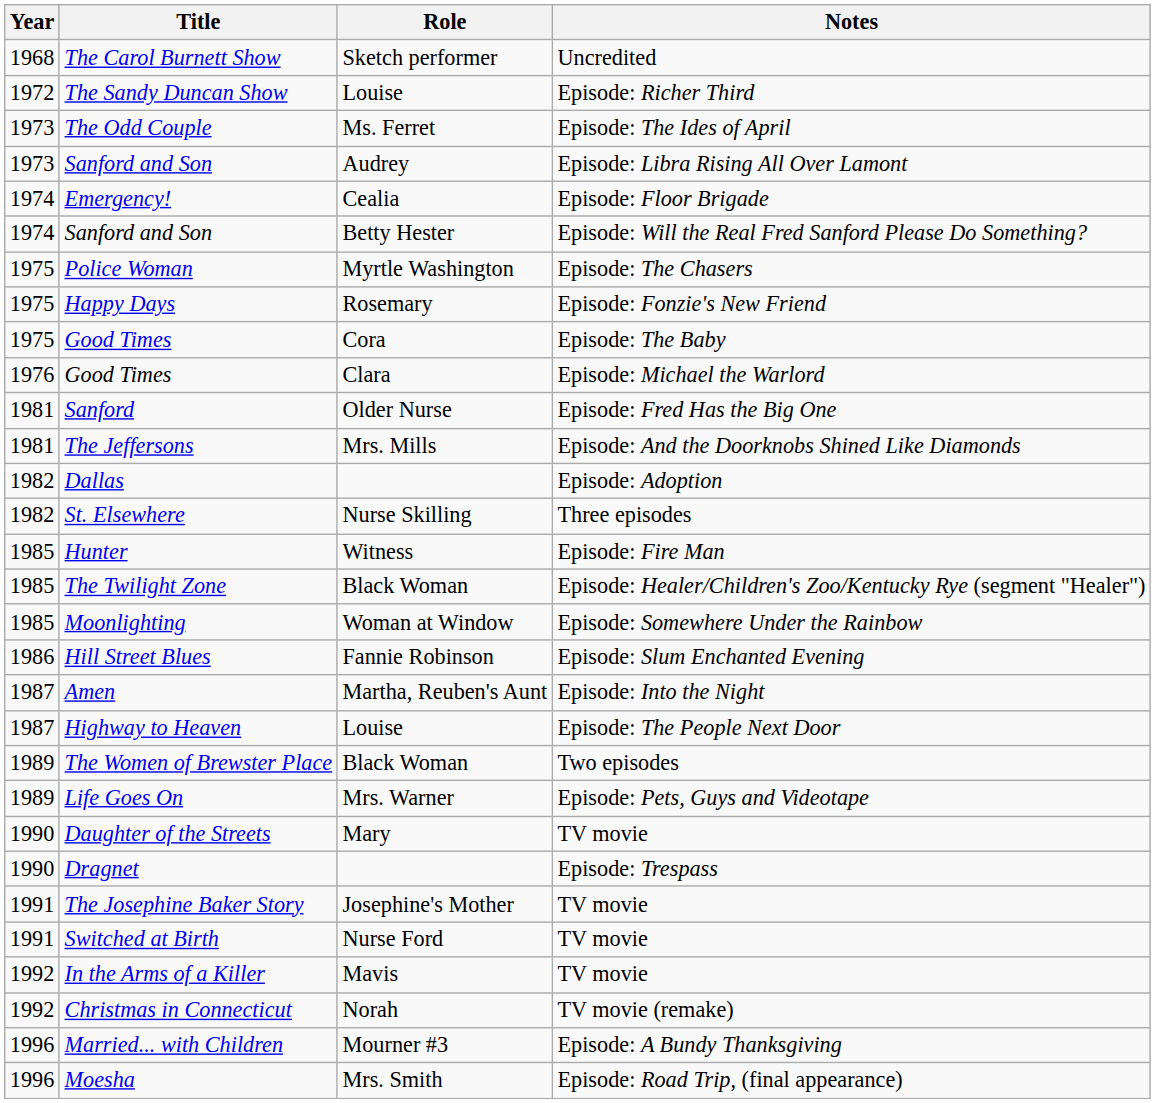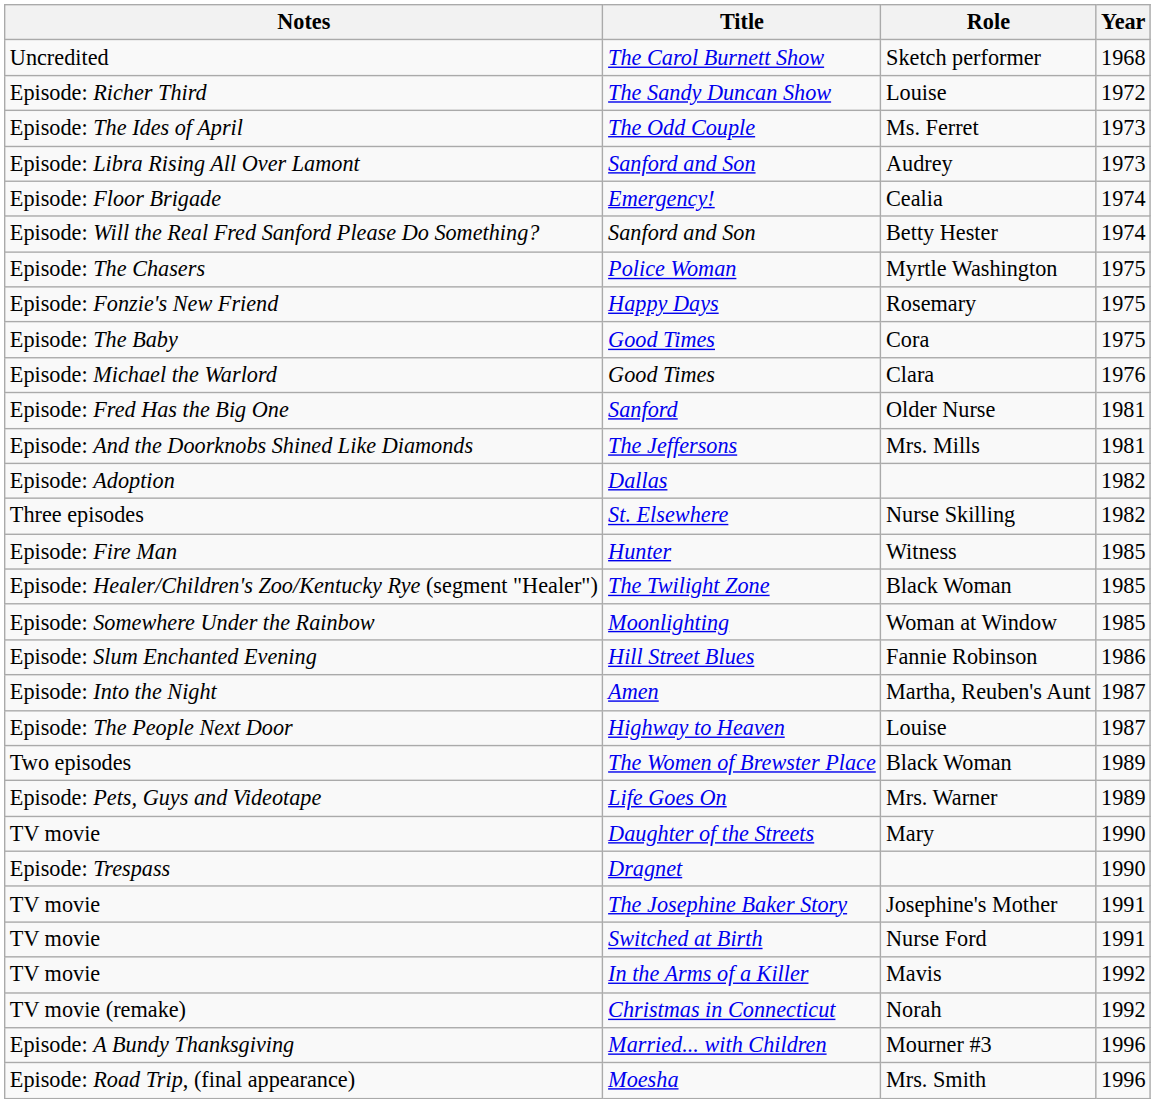columns swapped: (32, 22) <-> (851, 22)
